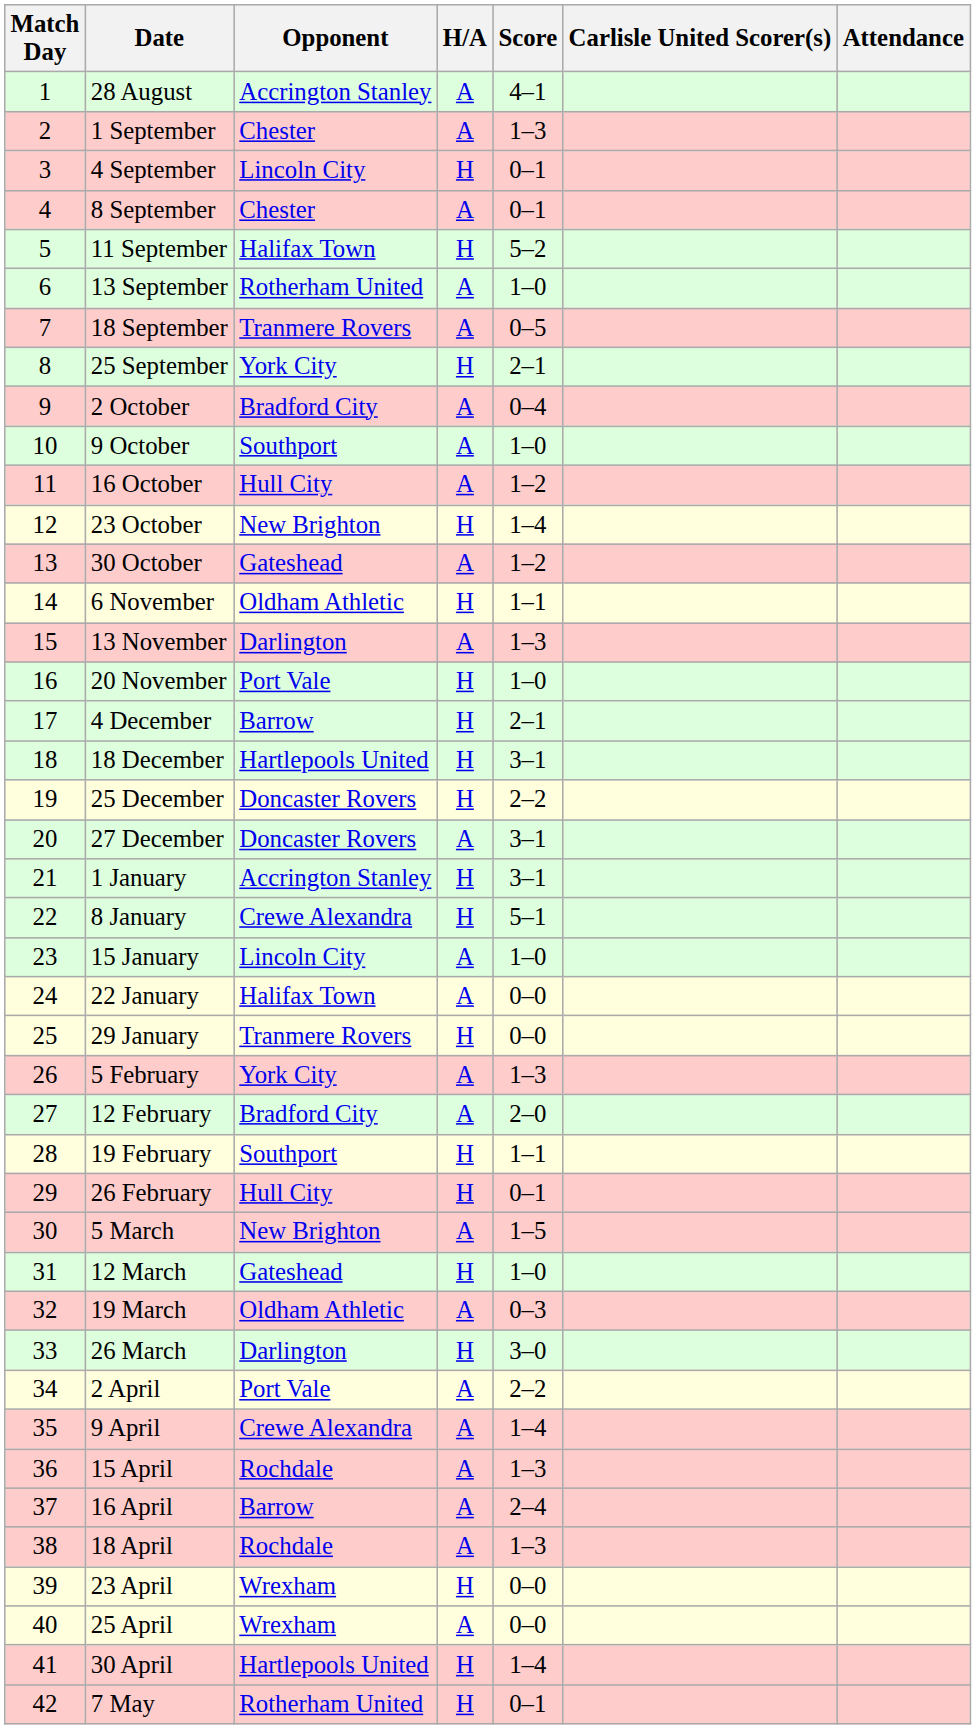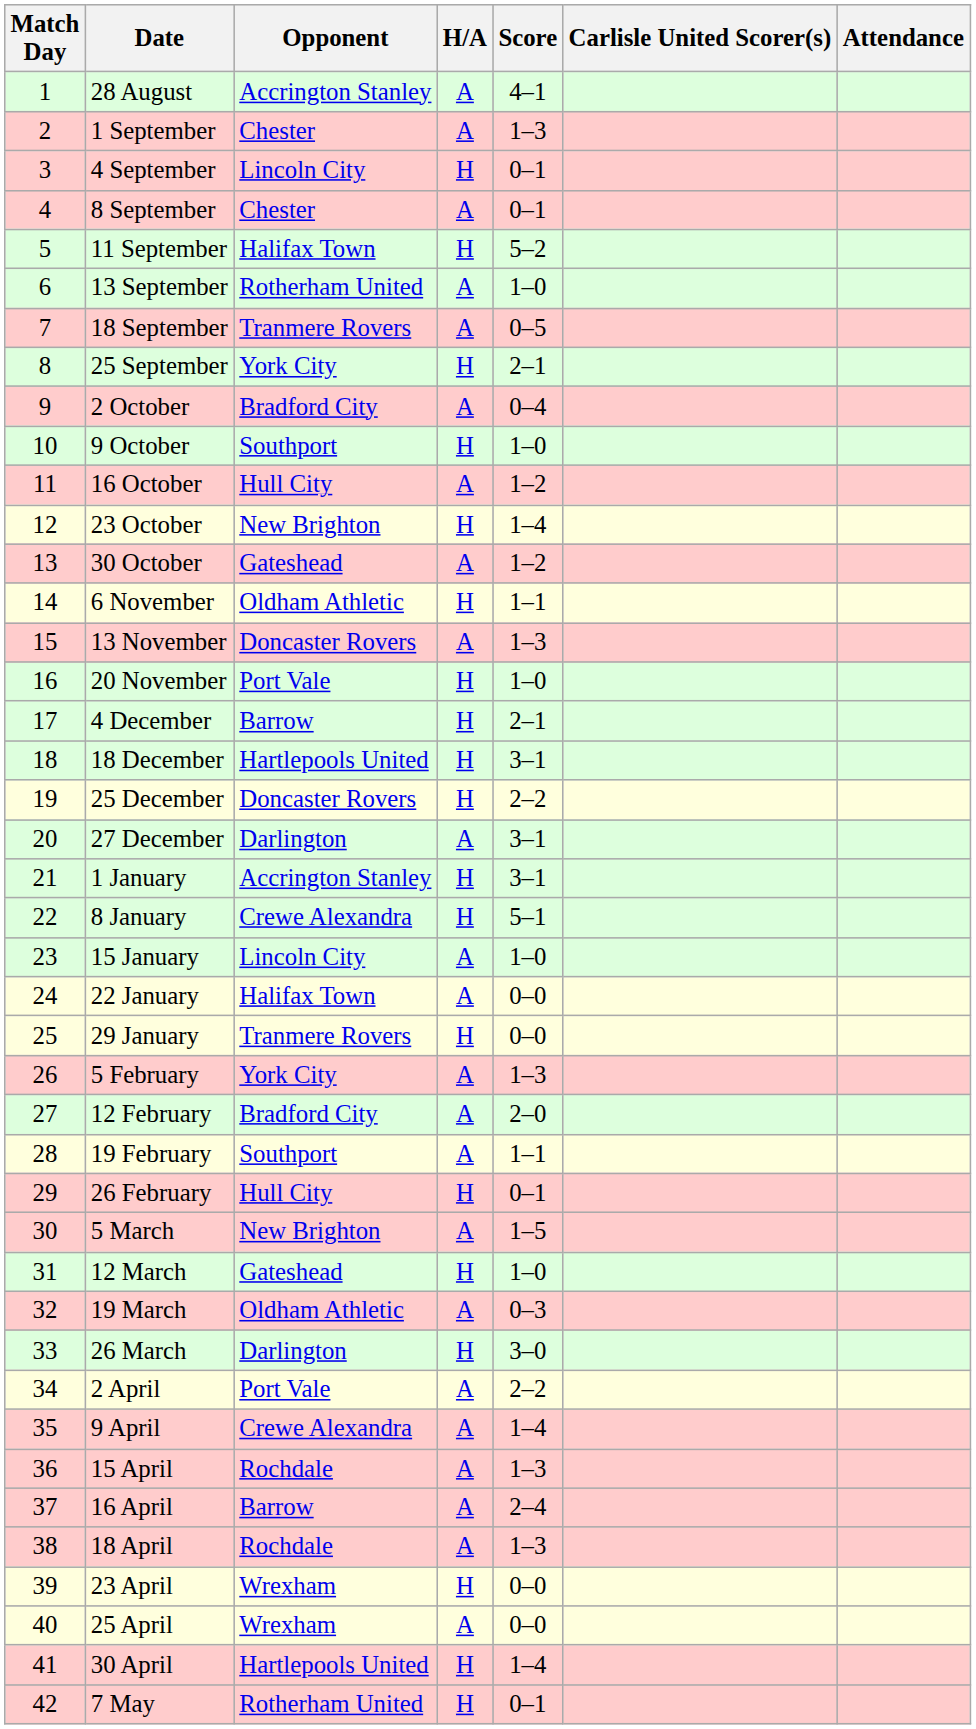(465, 445) A -> (465, 445) H
(293, 642) Darlington -> (328, 642) Doncaster Rovers
(328, 838) Doncaster Rovers -> (293, 838) Darlington
(465, 1153) H -> (465, 1153) A
